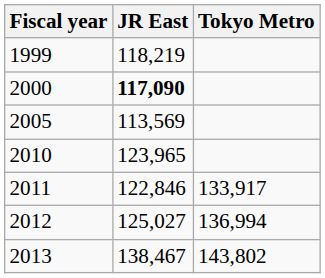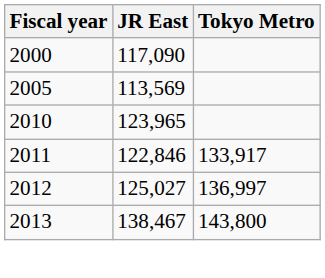- row: (31, 54)
(151, 88) bold -> (151, 54) normal
(232, 222) 136,994 -> (232, 188) 136,997
(232, 255) 143,802 -> (232, 222) 143,800
